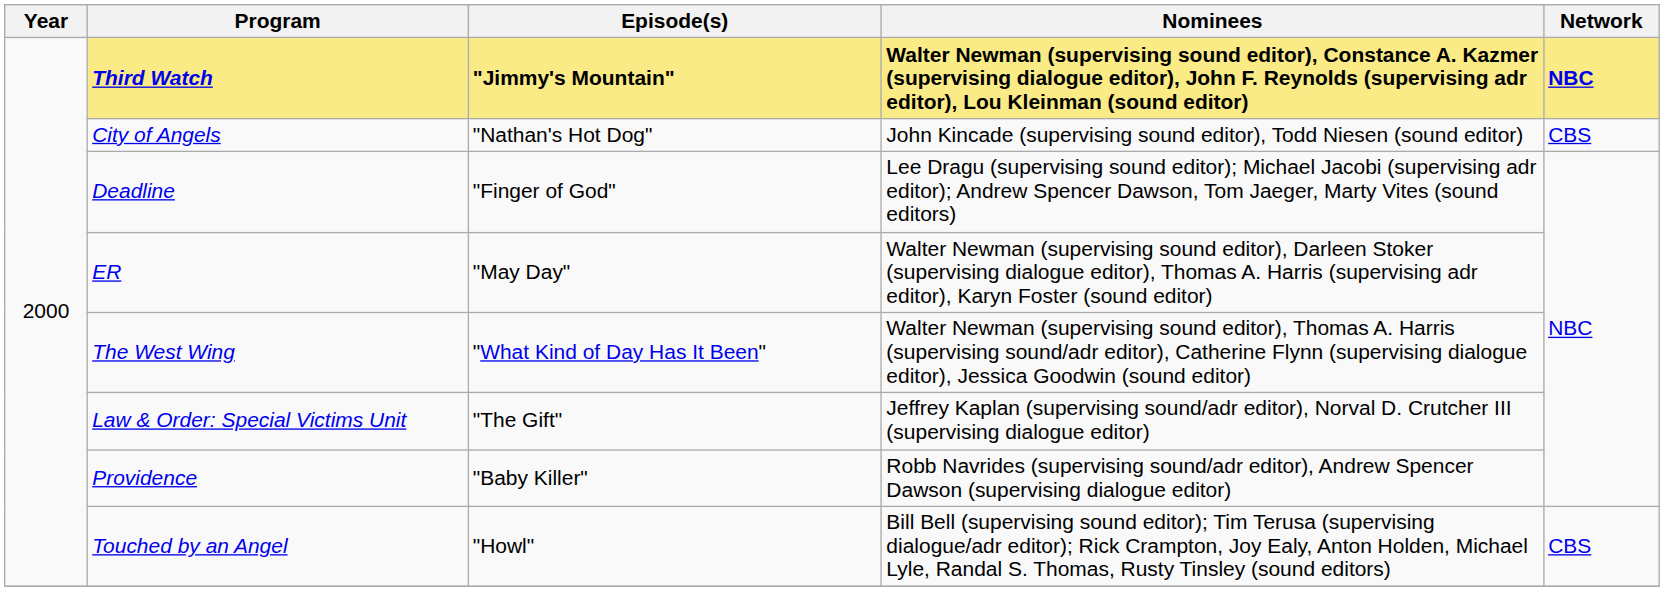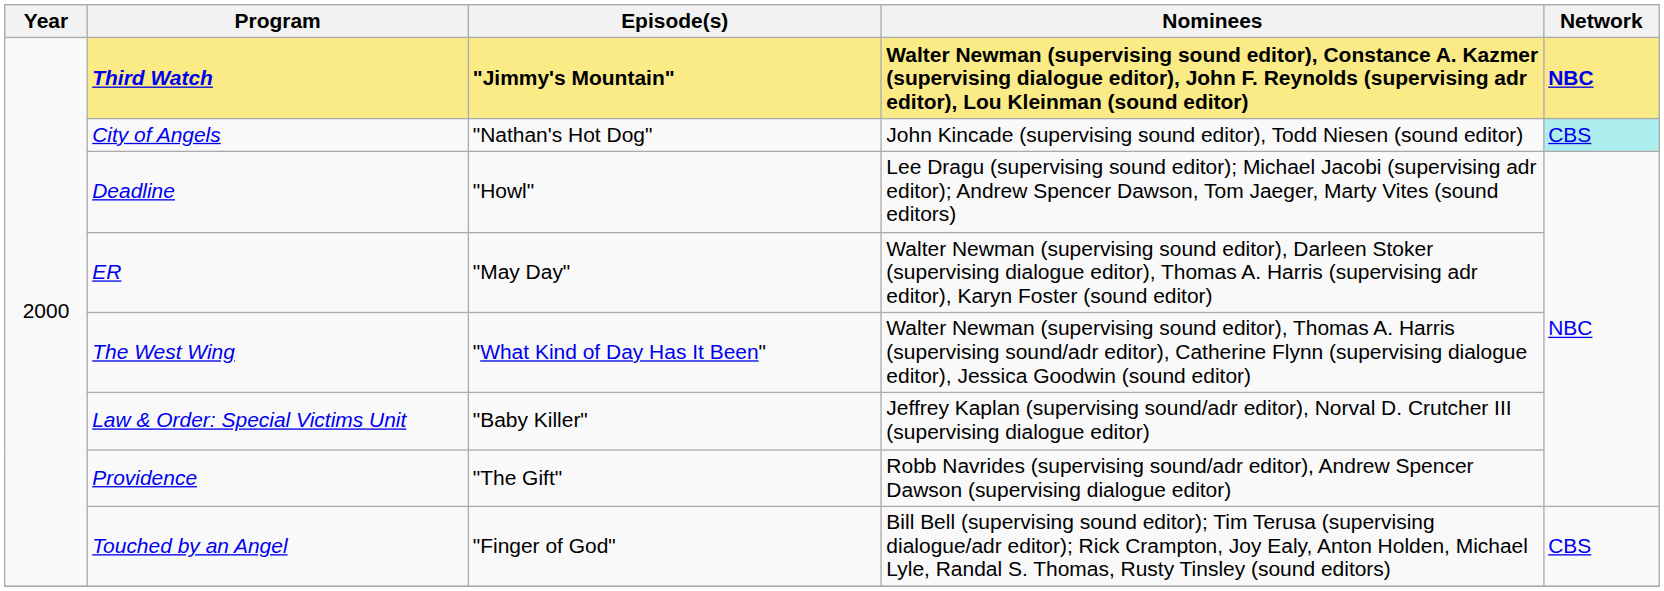(1570, 134) no background -> (1570, 134) paleturquoise background
(544, 191) "Finger of God" -> (503, 191) "Howl"
(517, 420) "The Gift" -> (530, 420) "Baby Killer"
(530, 477) "Baby Killer" -> (517, 477) "The Gift"
(503, 546) "Howl" -> (544, 546) "Finger of God"
